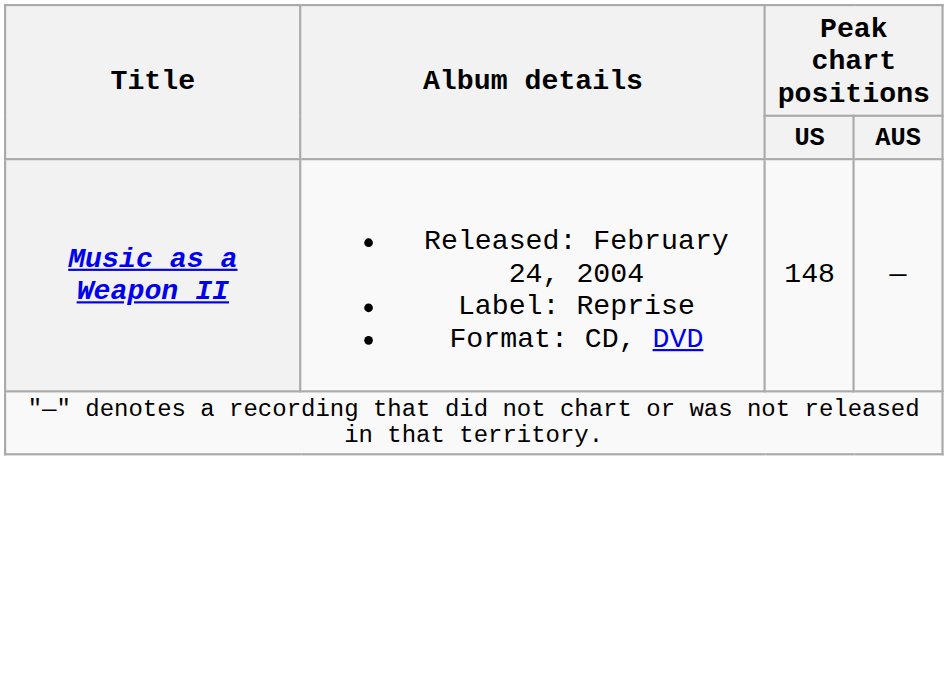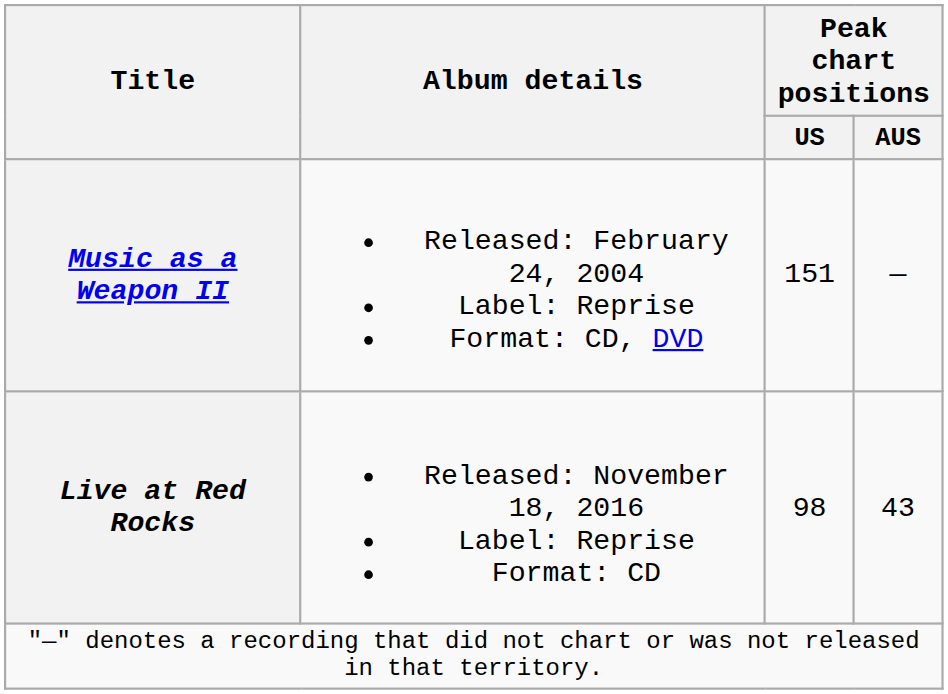(810, 275) 148 -> (810, 275) 151
+ row: (153, 508)
